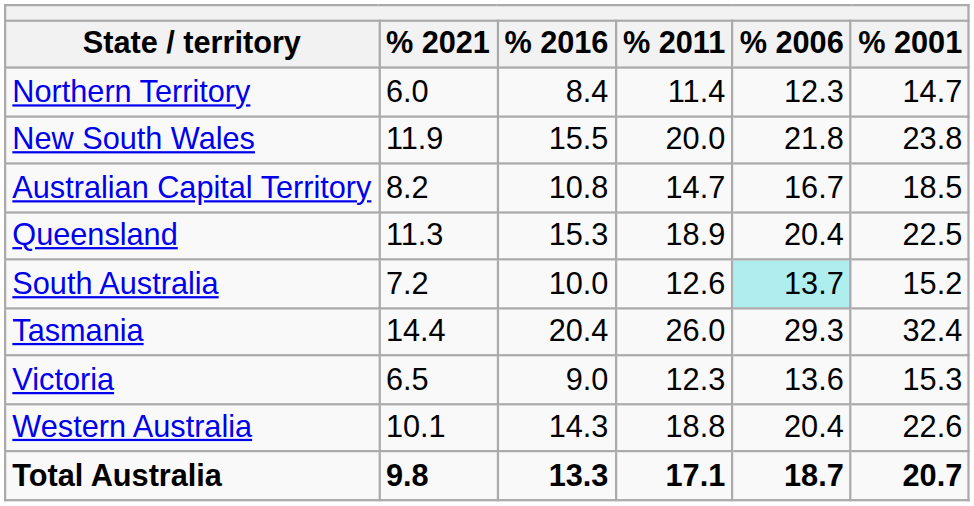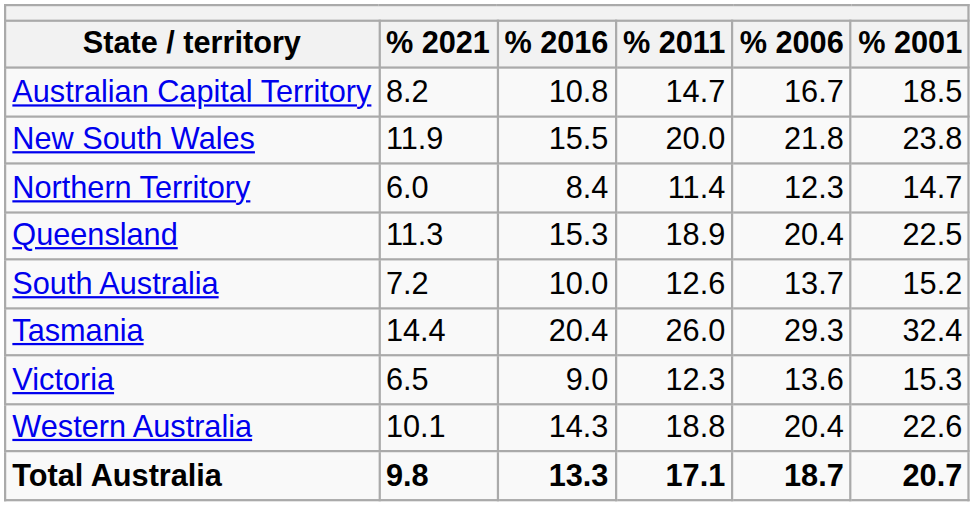rows swapped: (192, 187) <-> (131, 91)
(814, 283) paleturquoise background -> (814, 283) no background
